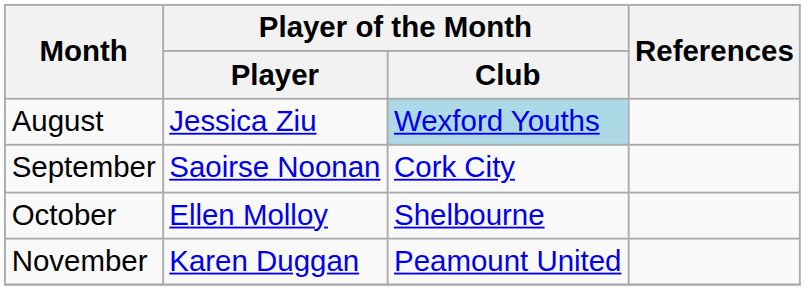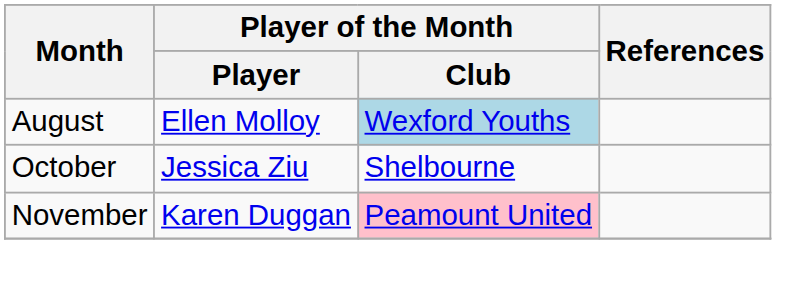(243, 121) Jessica Ziu -> (240, 121) Ellen Molloy
- row: (84, 167)
(249, 214) Ellen Molloy -> (235, 167) Jessica Ziu
(508, 261) no background -> (478, 214) pink background
